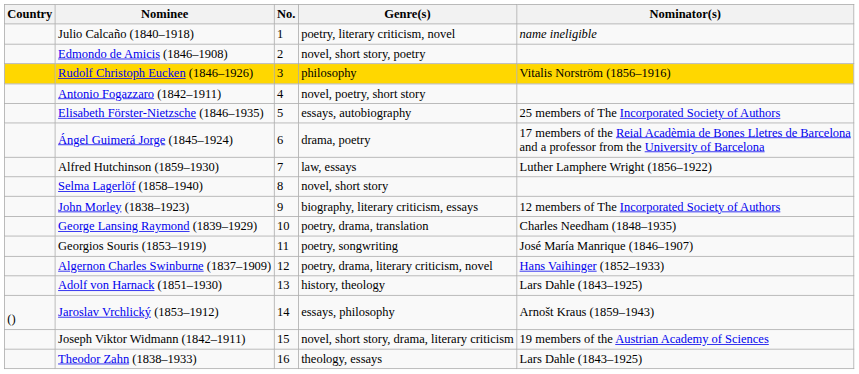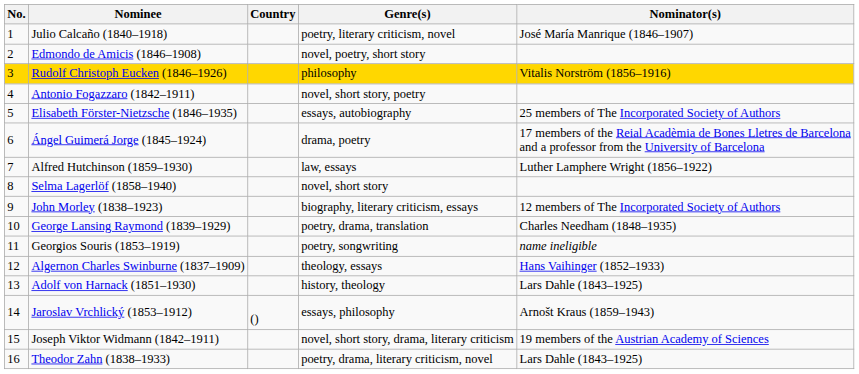columns swapped: (286, 14) <-> (30, 14)
(558, 34) name ineligible -> (606, 34) José María Manrique (1846–1907)
(363, 53) novel, short story, poetry -> (363, 53) novel, poetry, short story
(363, 93) novel, poetry, short story -> (363, 93) novel, short story, poetry
(606, 246) José María Manrique (1846–1907) -> (558, 246) name ineligible
(397, 265) poetry, drama, literary criticism, novel -> (342, 265) theology, essays
(342, 359) theology, essays -> (397, 359) poetry, drama, literary criticism, novel
